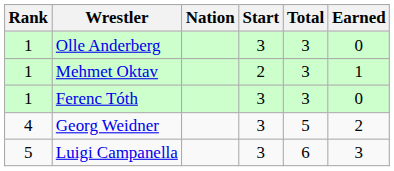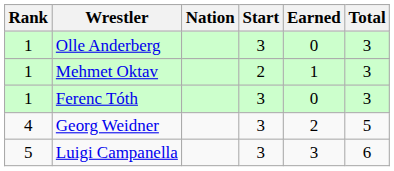columns swapped: (359, 17) <-> (306, 17)
